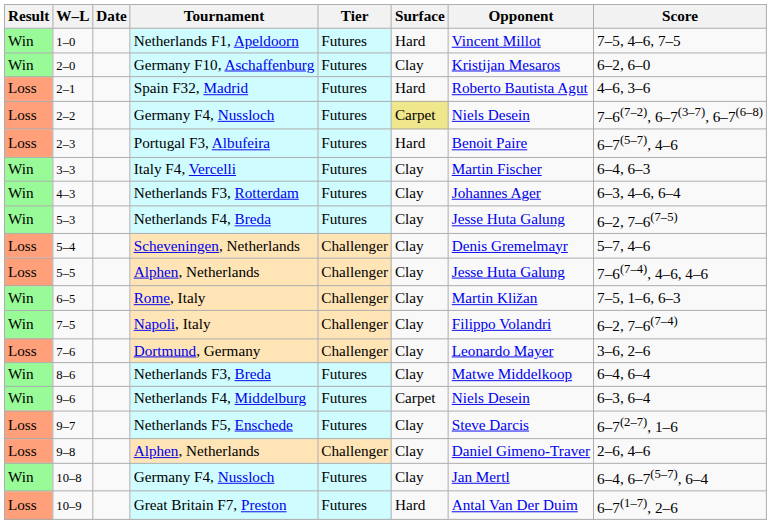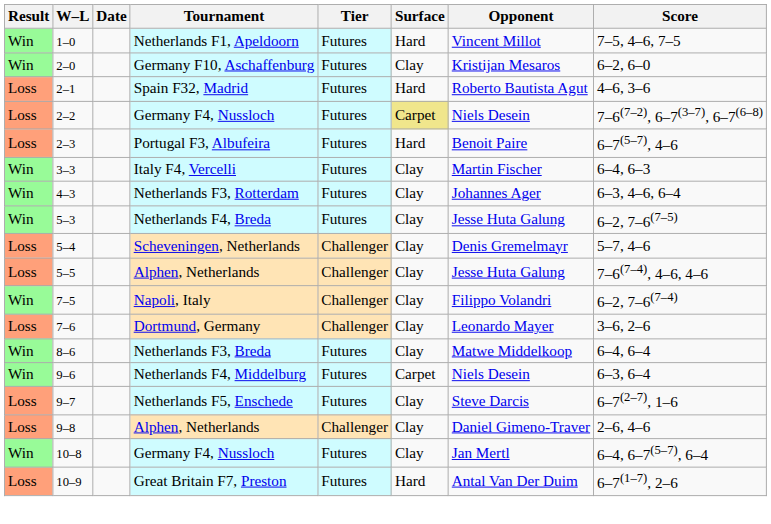- row: (66, 299)
